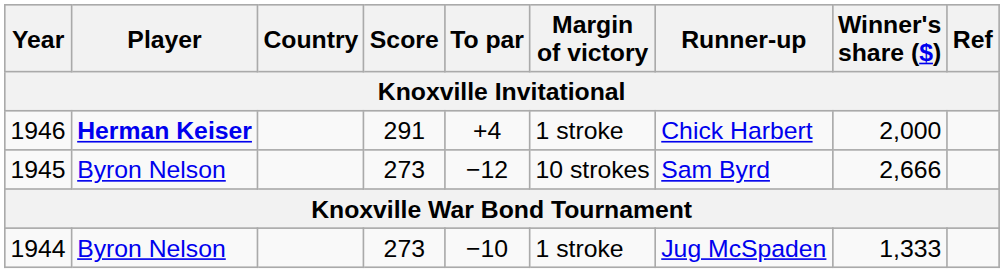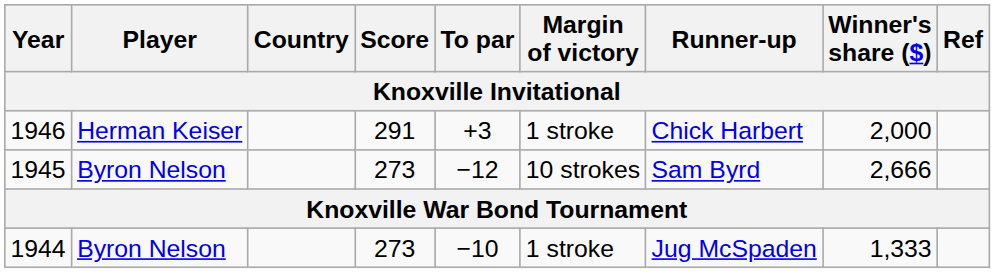(165, 131) bold -> (160, 131) normal
(487, 131) +4 -> (477, 131) +3
